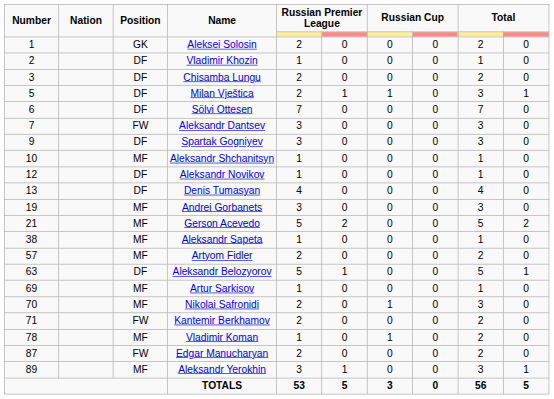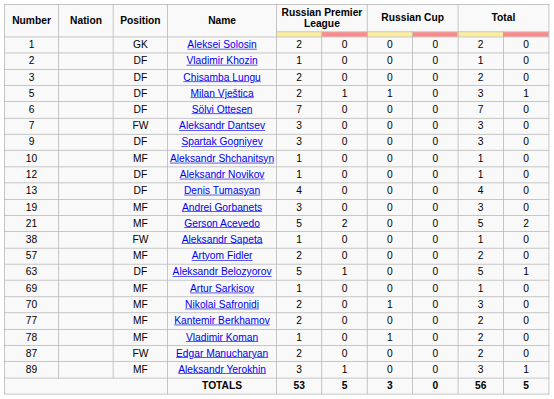(140, 239) MF -> (140, 239) FW
(32, 321) 71 -> (32, 321) 77
(140, 321) FW -> (140, 321) MF
